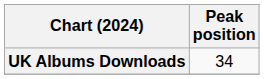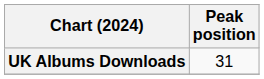(224, 61) 34 -> (224, 61) 31
